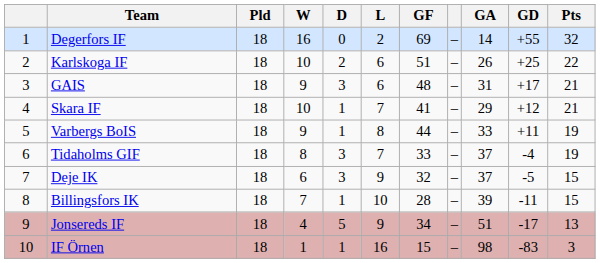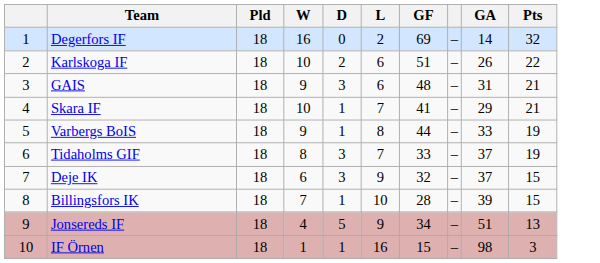- column: (528, 16)
